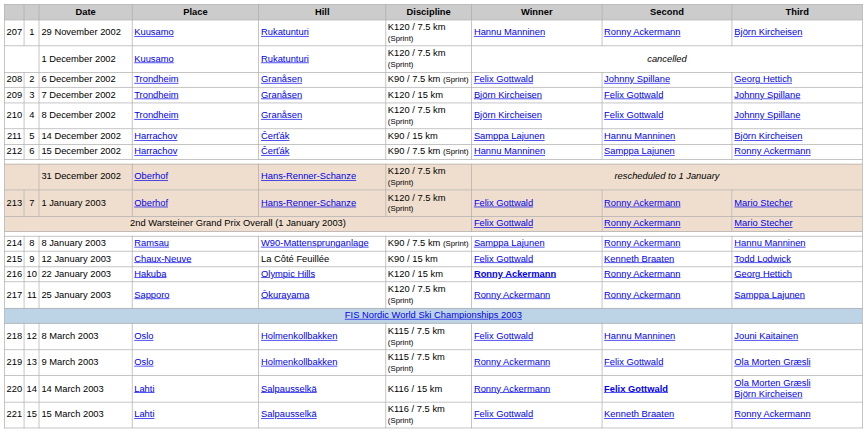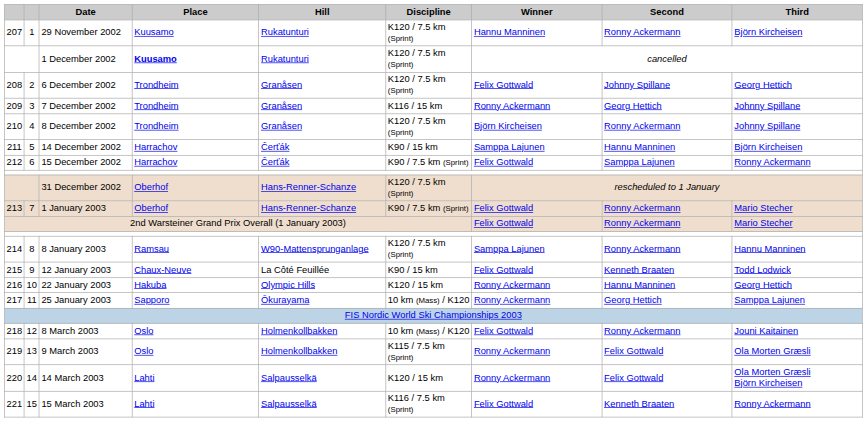(154, 58) normal -> (156, 58) bold
(428, 79) K90 / 7.5 km (Sprint) -> (417, 84) K120 / 7.5 km (Sprint)
(415, 94) K120 / 15 km -> (415, 105) K116 / 15 km
(508, 94) Björn Kircheisen -> (512, 105) Ronny Ackermann
(634, 94) Felix Gottwald -> (633, 105) Georg Hettich
(634, 115) Felix Gottwald -> (642, 126) Ronny Ackermann
(509, 151) Hannu Manninen -> (504, 162) Felix Gottwald
(417, 202) K120 / 7.5 km (Sprint) -> (428, 208) K90 / 7.5 km (Sprint)
(428, 243) K90 / 7.5 km (Sprint) -> (417, 248) K120 / 7.5 km (Sprint)
(515, 274) bold -> (512, 284) normal
(642, 274) Ronny Ackermann -> (640, 284) Hannu Manninen
(417, 294) K120 / 7.5 km (Sprint) -> (429, 300) 10 km (Mass) / K120
(642, 294) Ronny Ackermann -> (633, 300) Georg Hettich
(416, 335) K115 / 7.5 km (Sprint) -> (429, 330) 10 km (Mass) / K120
(640, 336) Hannu Manninen -> (642, 330) Ronny Ackermann
(415, 388) K116 / 15 km -> (415, 377) K120 / 15 km
(636, 388) bold -> (634, 377) normal
